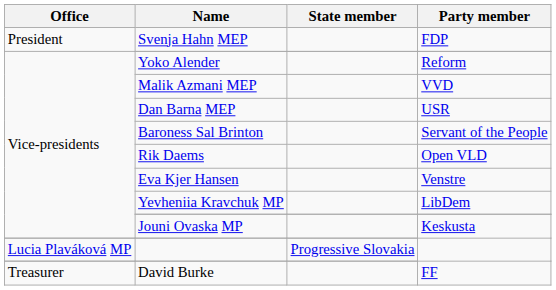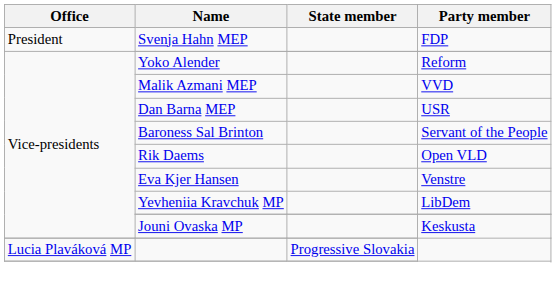- row: (36, 272)
